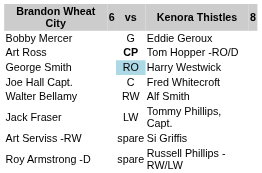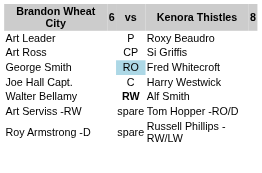- row: (39, 38)
+ row: (31, 38)
(131, 53) bold -> (131, 53) normal
(193, 53) Tom Hopper -RO/D -> (167, 53) Si Griffis
(184, 67) Harry Westwick -> (183, 67) Fred Whitecroft
(183, 82) Fred Whitecroft -> (184, 82) Harry Westwick
(131, 97) normal -> (131, 97) bold
- row: (33, 118)
(167, 138) Si Griffis -> (193, 112) Tom Hopper -RO/D
